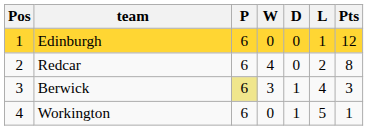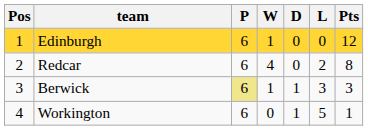(270, 40) 0 -> (270, 40) 1
(322, 40) 1 -> (322, 40) 0
(270, 88) 3 -> (270, 88) 1
(322, 88) 4 -> (322, 88) 3
